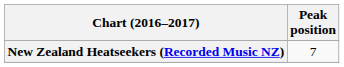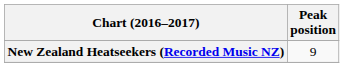(313, 51) 7 -> (313, 51) 9
